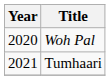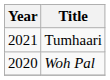rows swapped: (70, 39) <-> (73, 63)
